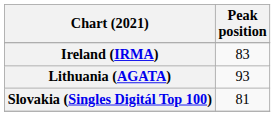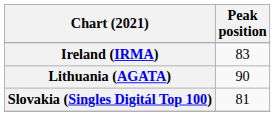(243, 76) 93 -> (243, 76) 90
